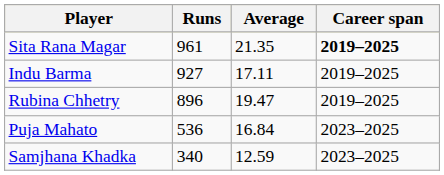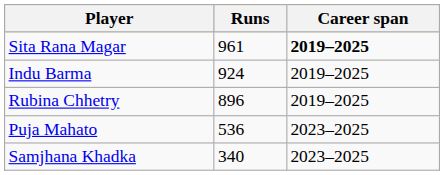- column: (274, 18)
(190, 73) 927 -> (231, 73) 924
